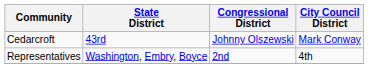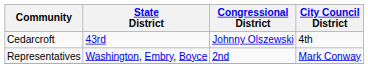(330, 39) Mark Conway -> (306, 39) 4th
(306, 55) 4th -> (330, 55) Mark Conway
